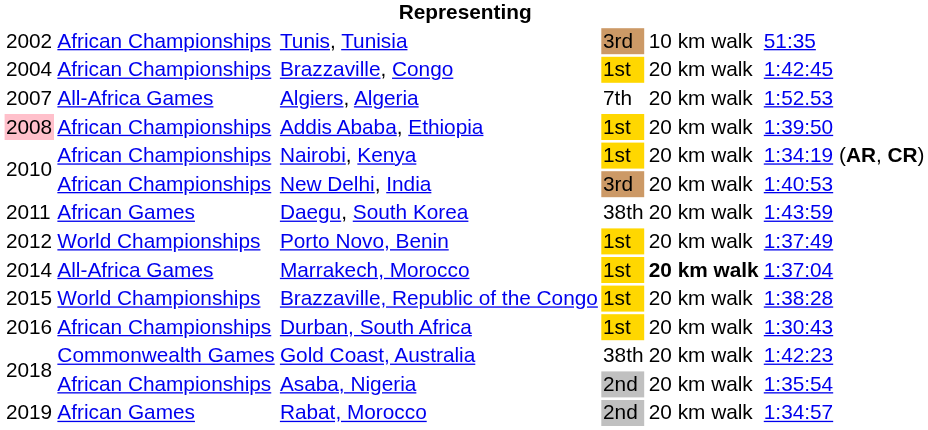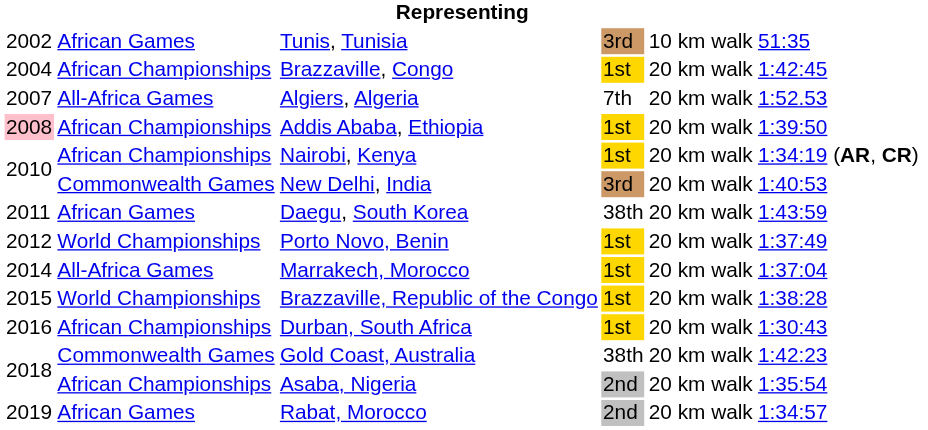(164, 41) African Championships -> (126, 41) African Games
(164, 184) African Championships -> (166, 184) Commonwealth Games
(704, 269) bold -> (701, 269) normal
